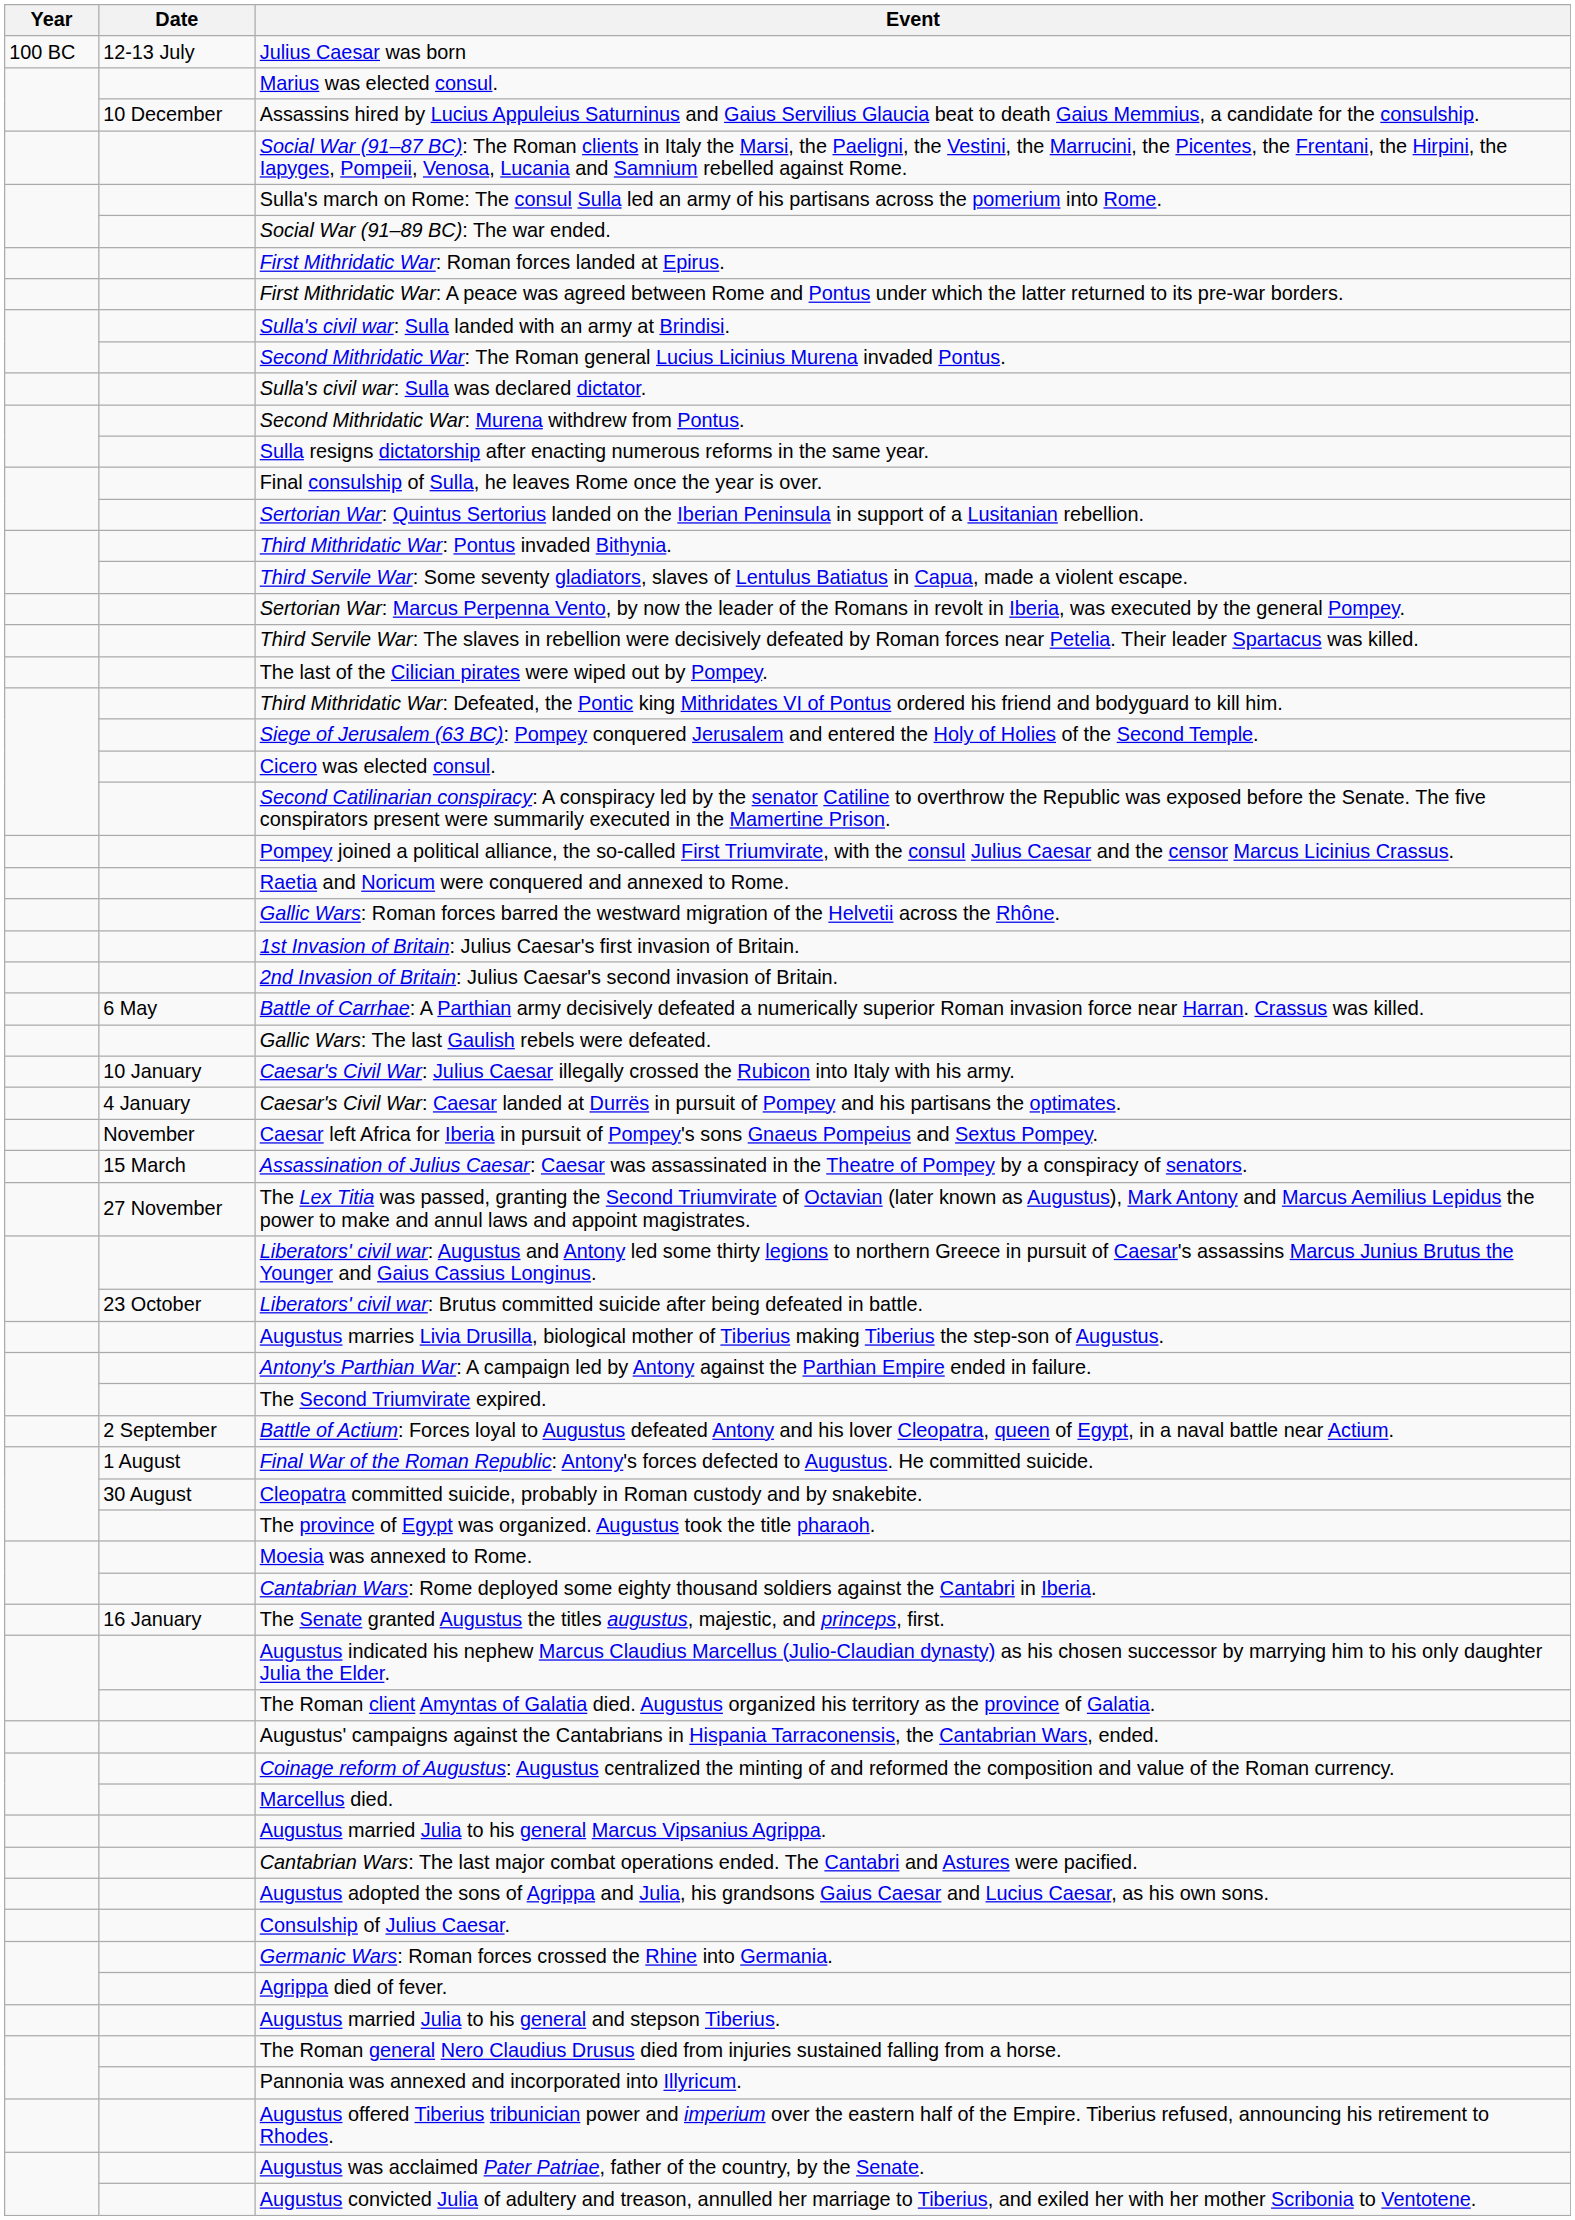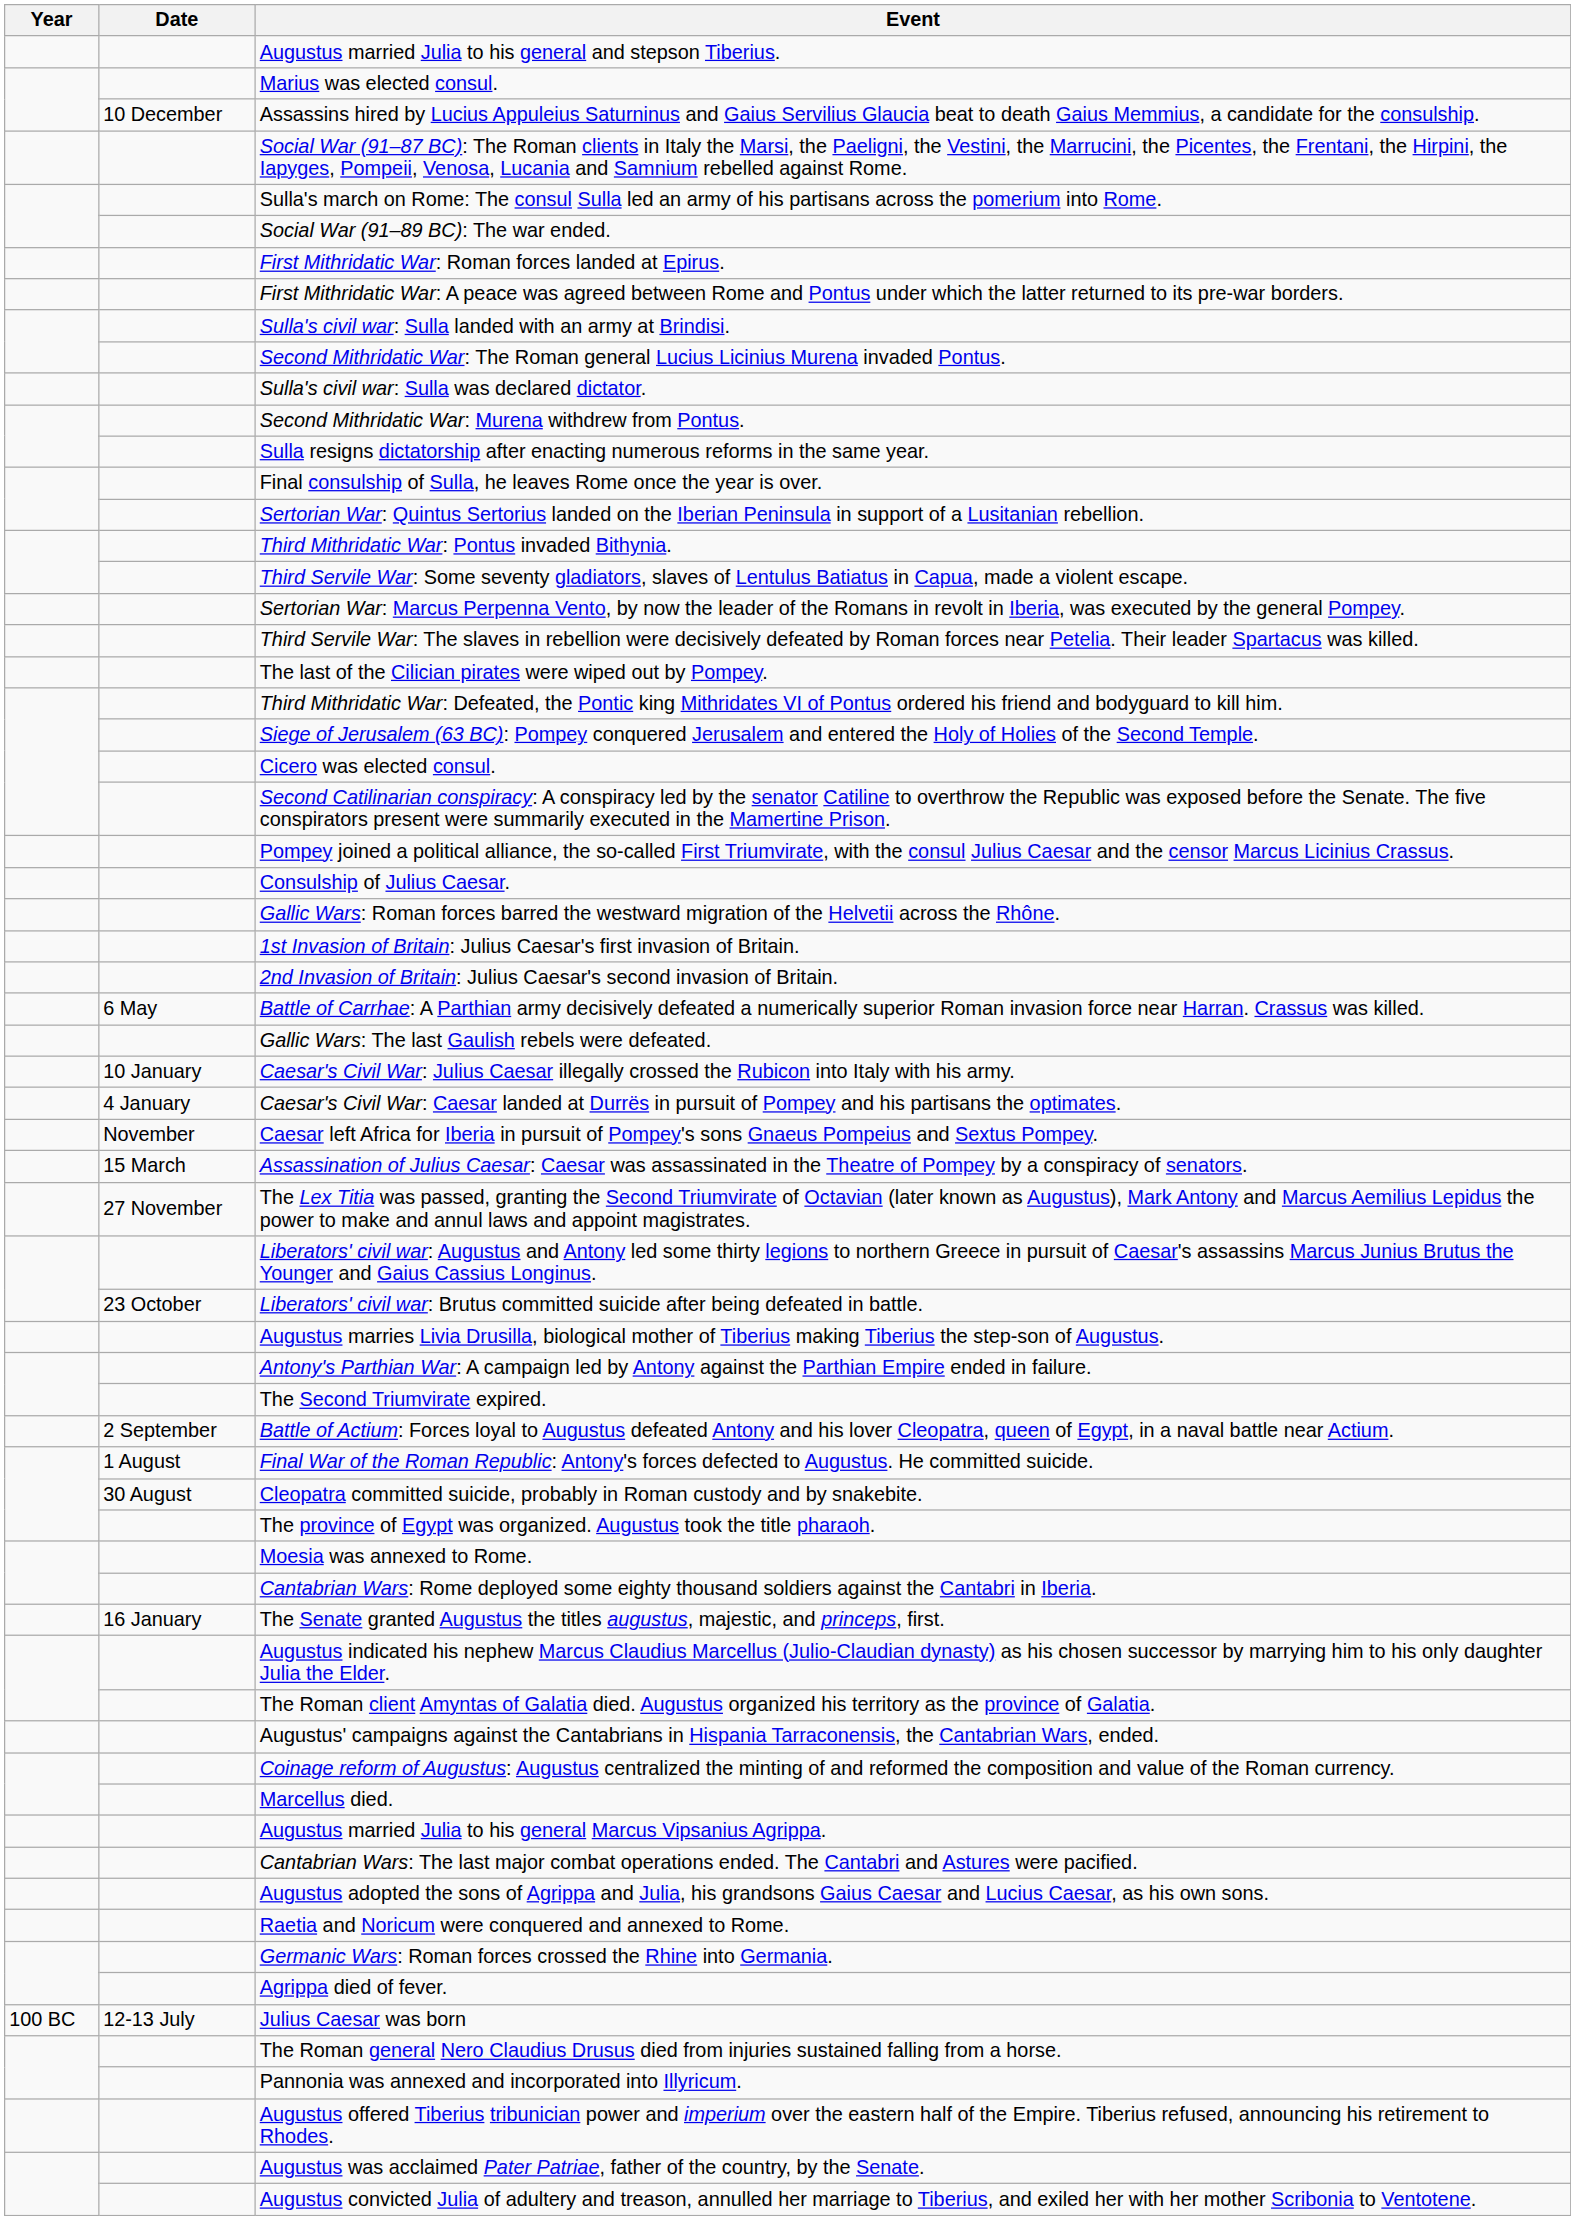rows swapped: (363, 51) <-> (520, 2019)
rows swapped: (385, 1925) <-> (524, 882)
